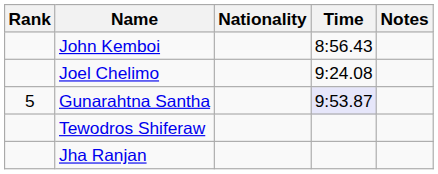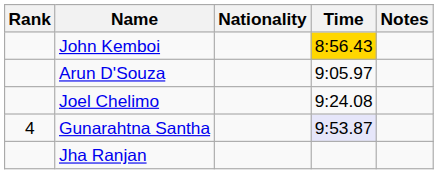(344, 46) no background -> (344, 46) gold background
+ row: (112, 73)
(30, 101) 5 -> (30, 128) 4
- row: (132, 128)
